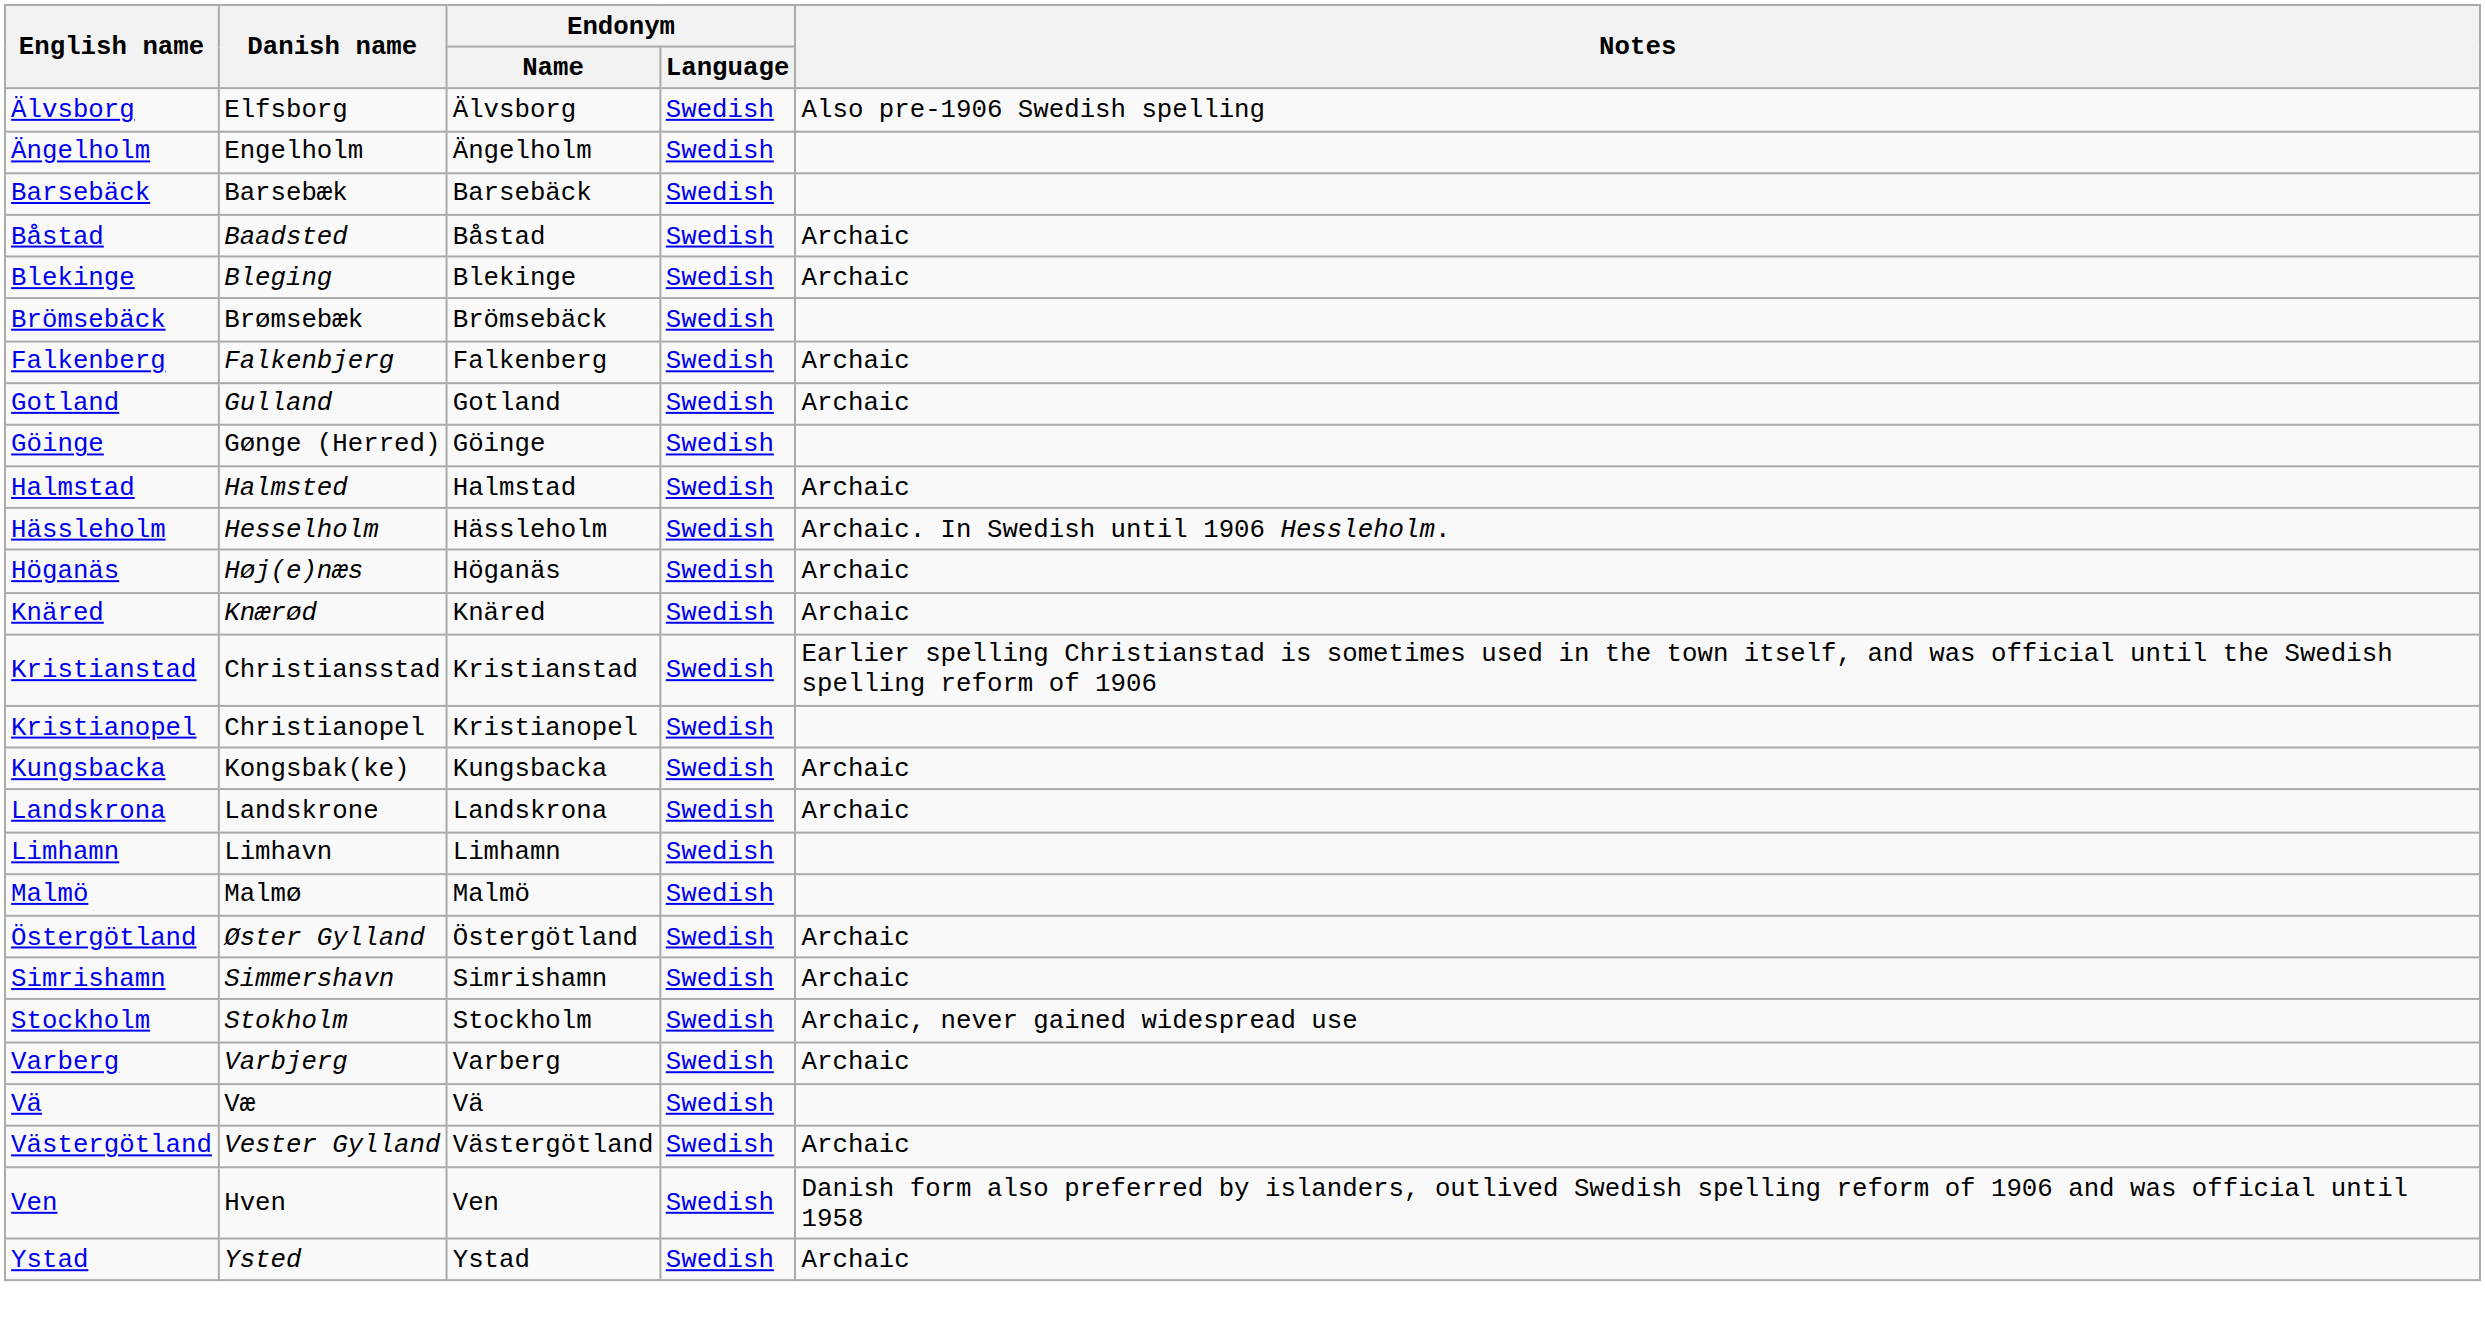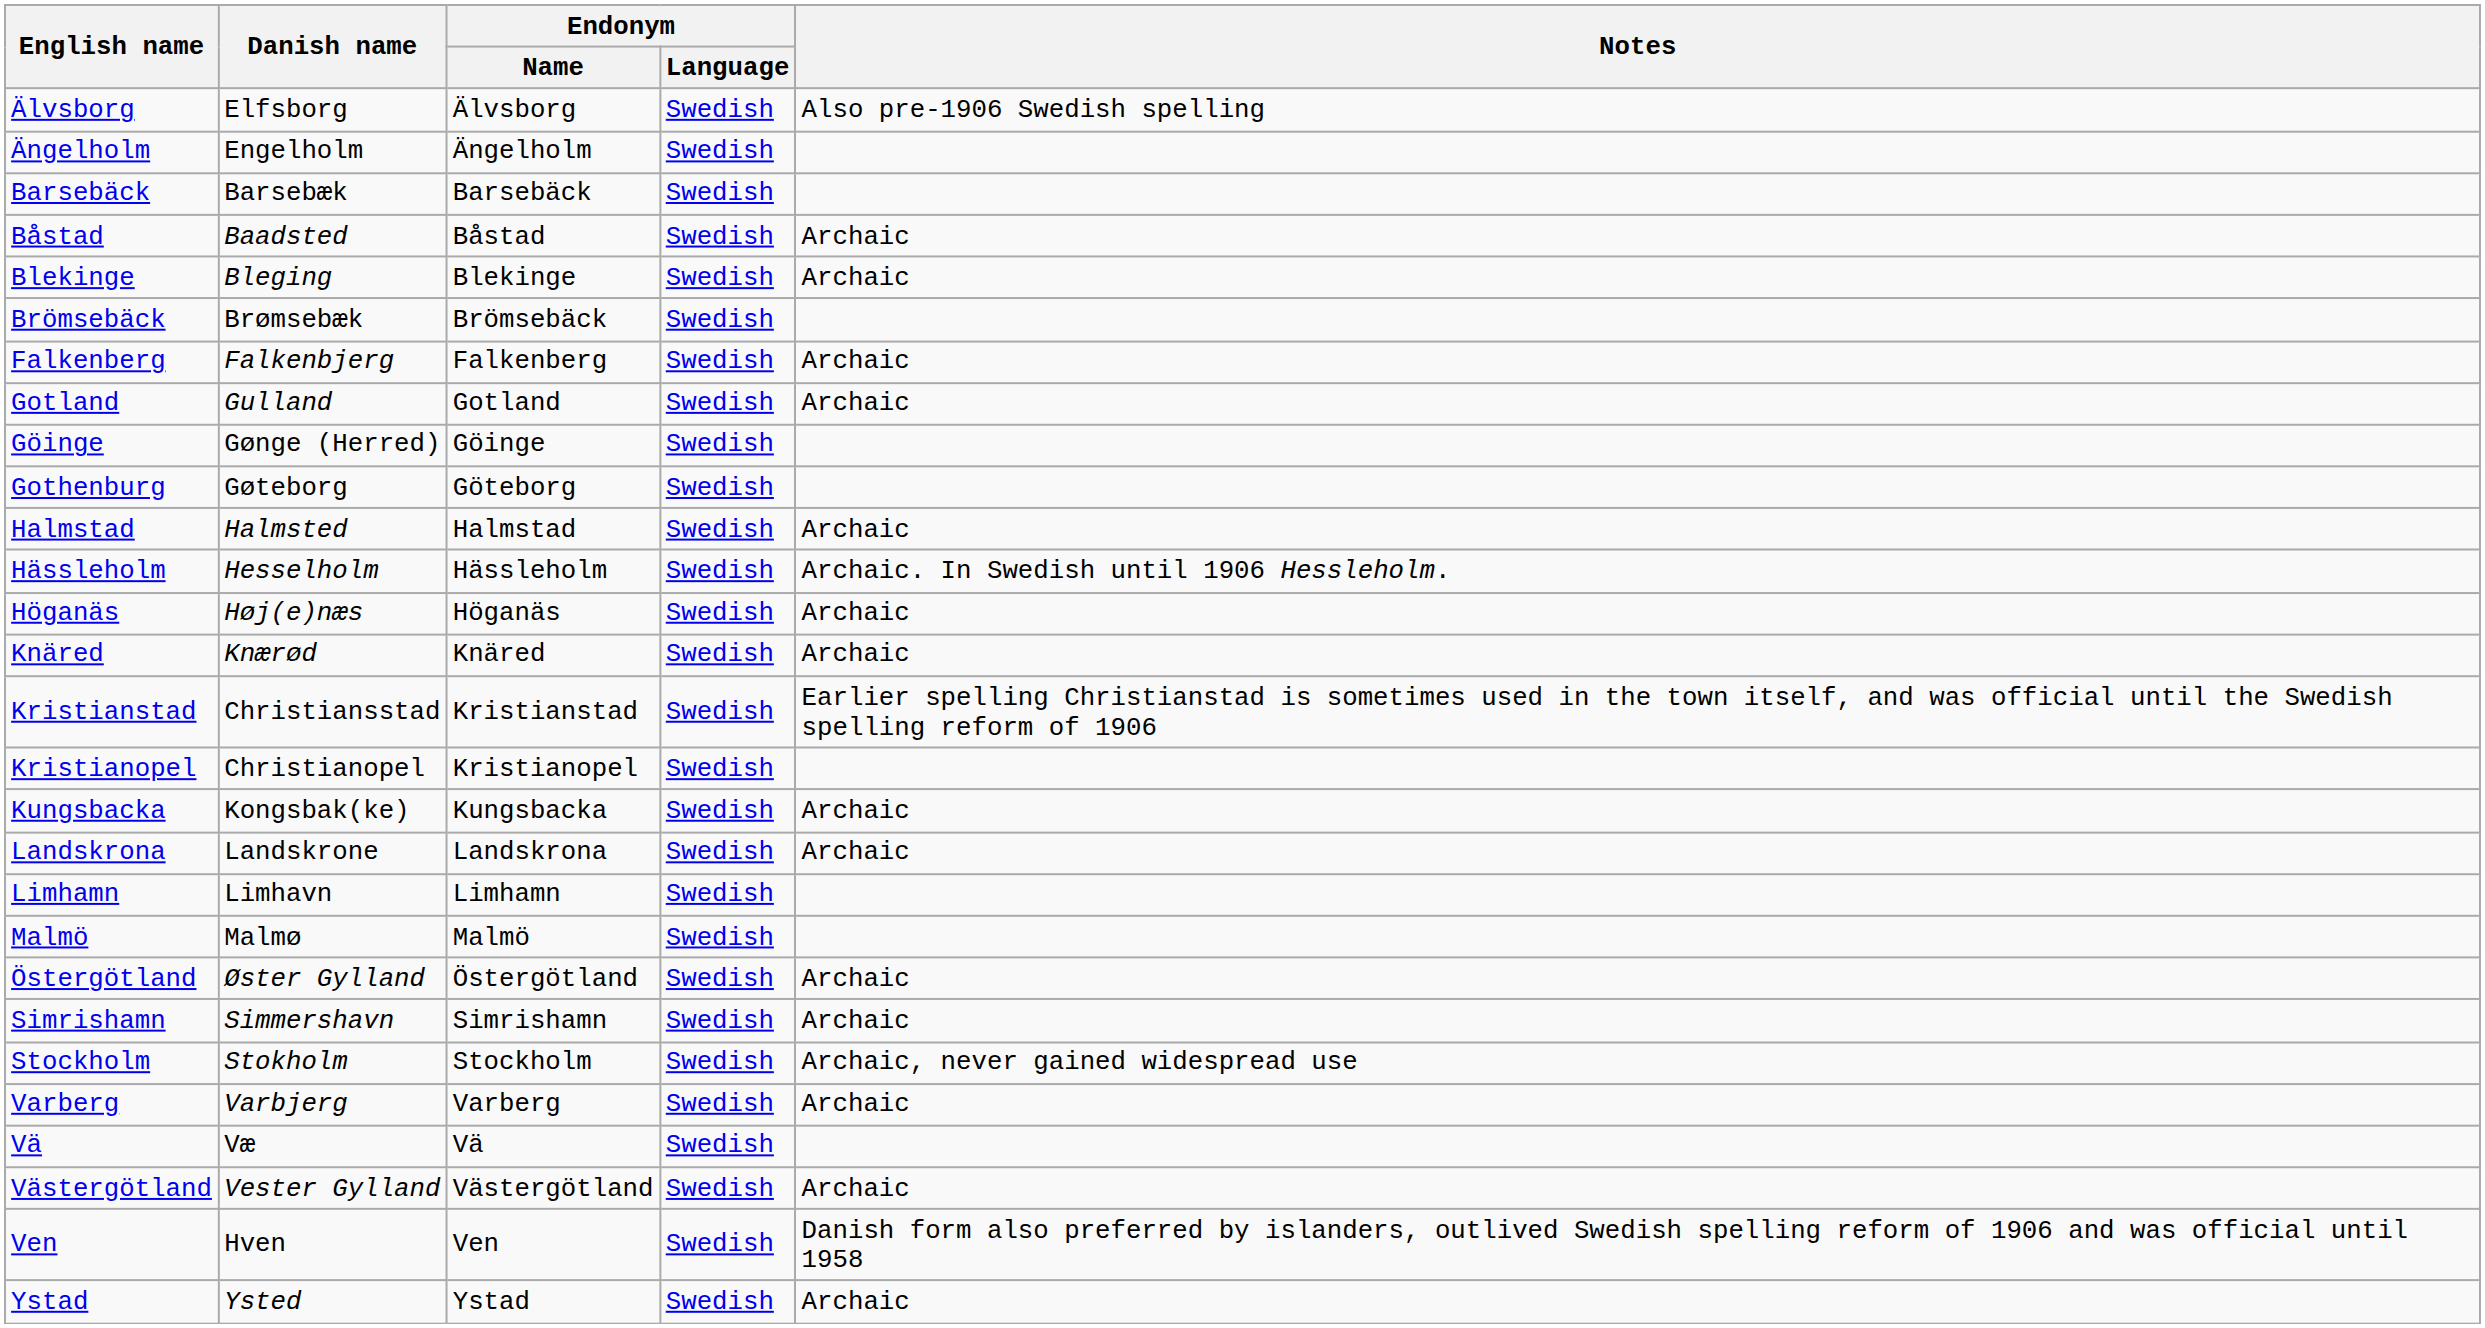+ row: (88, 487)
